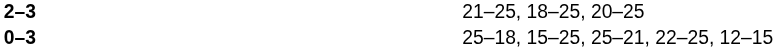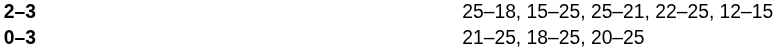(553, 11) 21–25, 18–25, 20–25 -> (618, 11) 25–18, 15–25, 25–21, 22–25, 12–15
(618, 37) 25–18, 15–25, 25–21, 22–25, 12–15 -> (553, 37) 21–25, 18–25, 20–25
